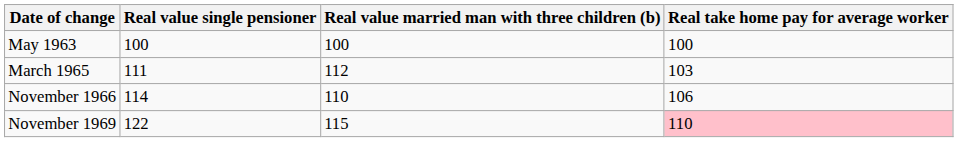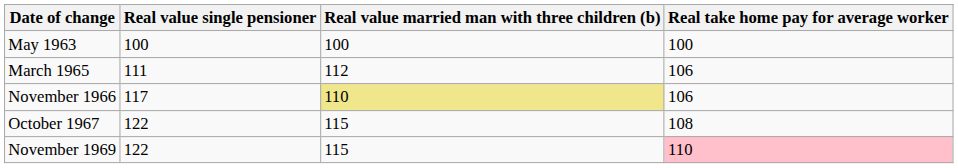(681, 70) 103 -> (681, 70) 106
(136, 96) 114 -> (136, 96) 117
(336, 96) no background -> (336, 96) khaki background
+ row: (54, 123)
